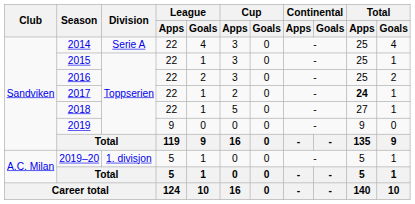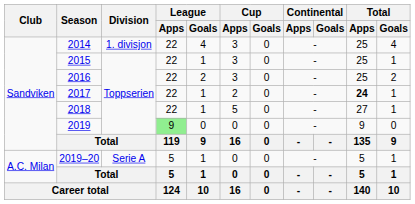(129, 45) Serie A -> (129, 45) 1. divisjon
(171, 126) no background -> (171, 126) lightgreen background
(129, 158) 1. divisjon -> (129, 158) Serie A
